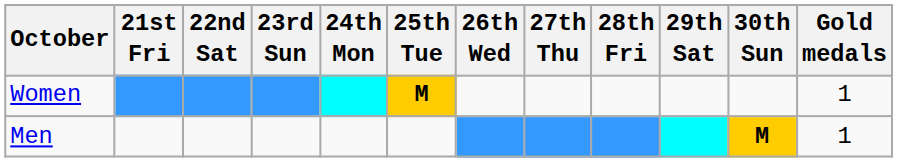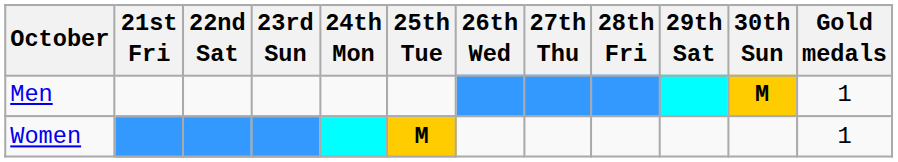rows swapped: (31, 136) <-> (46, 95)
